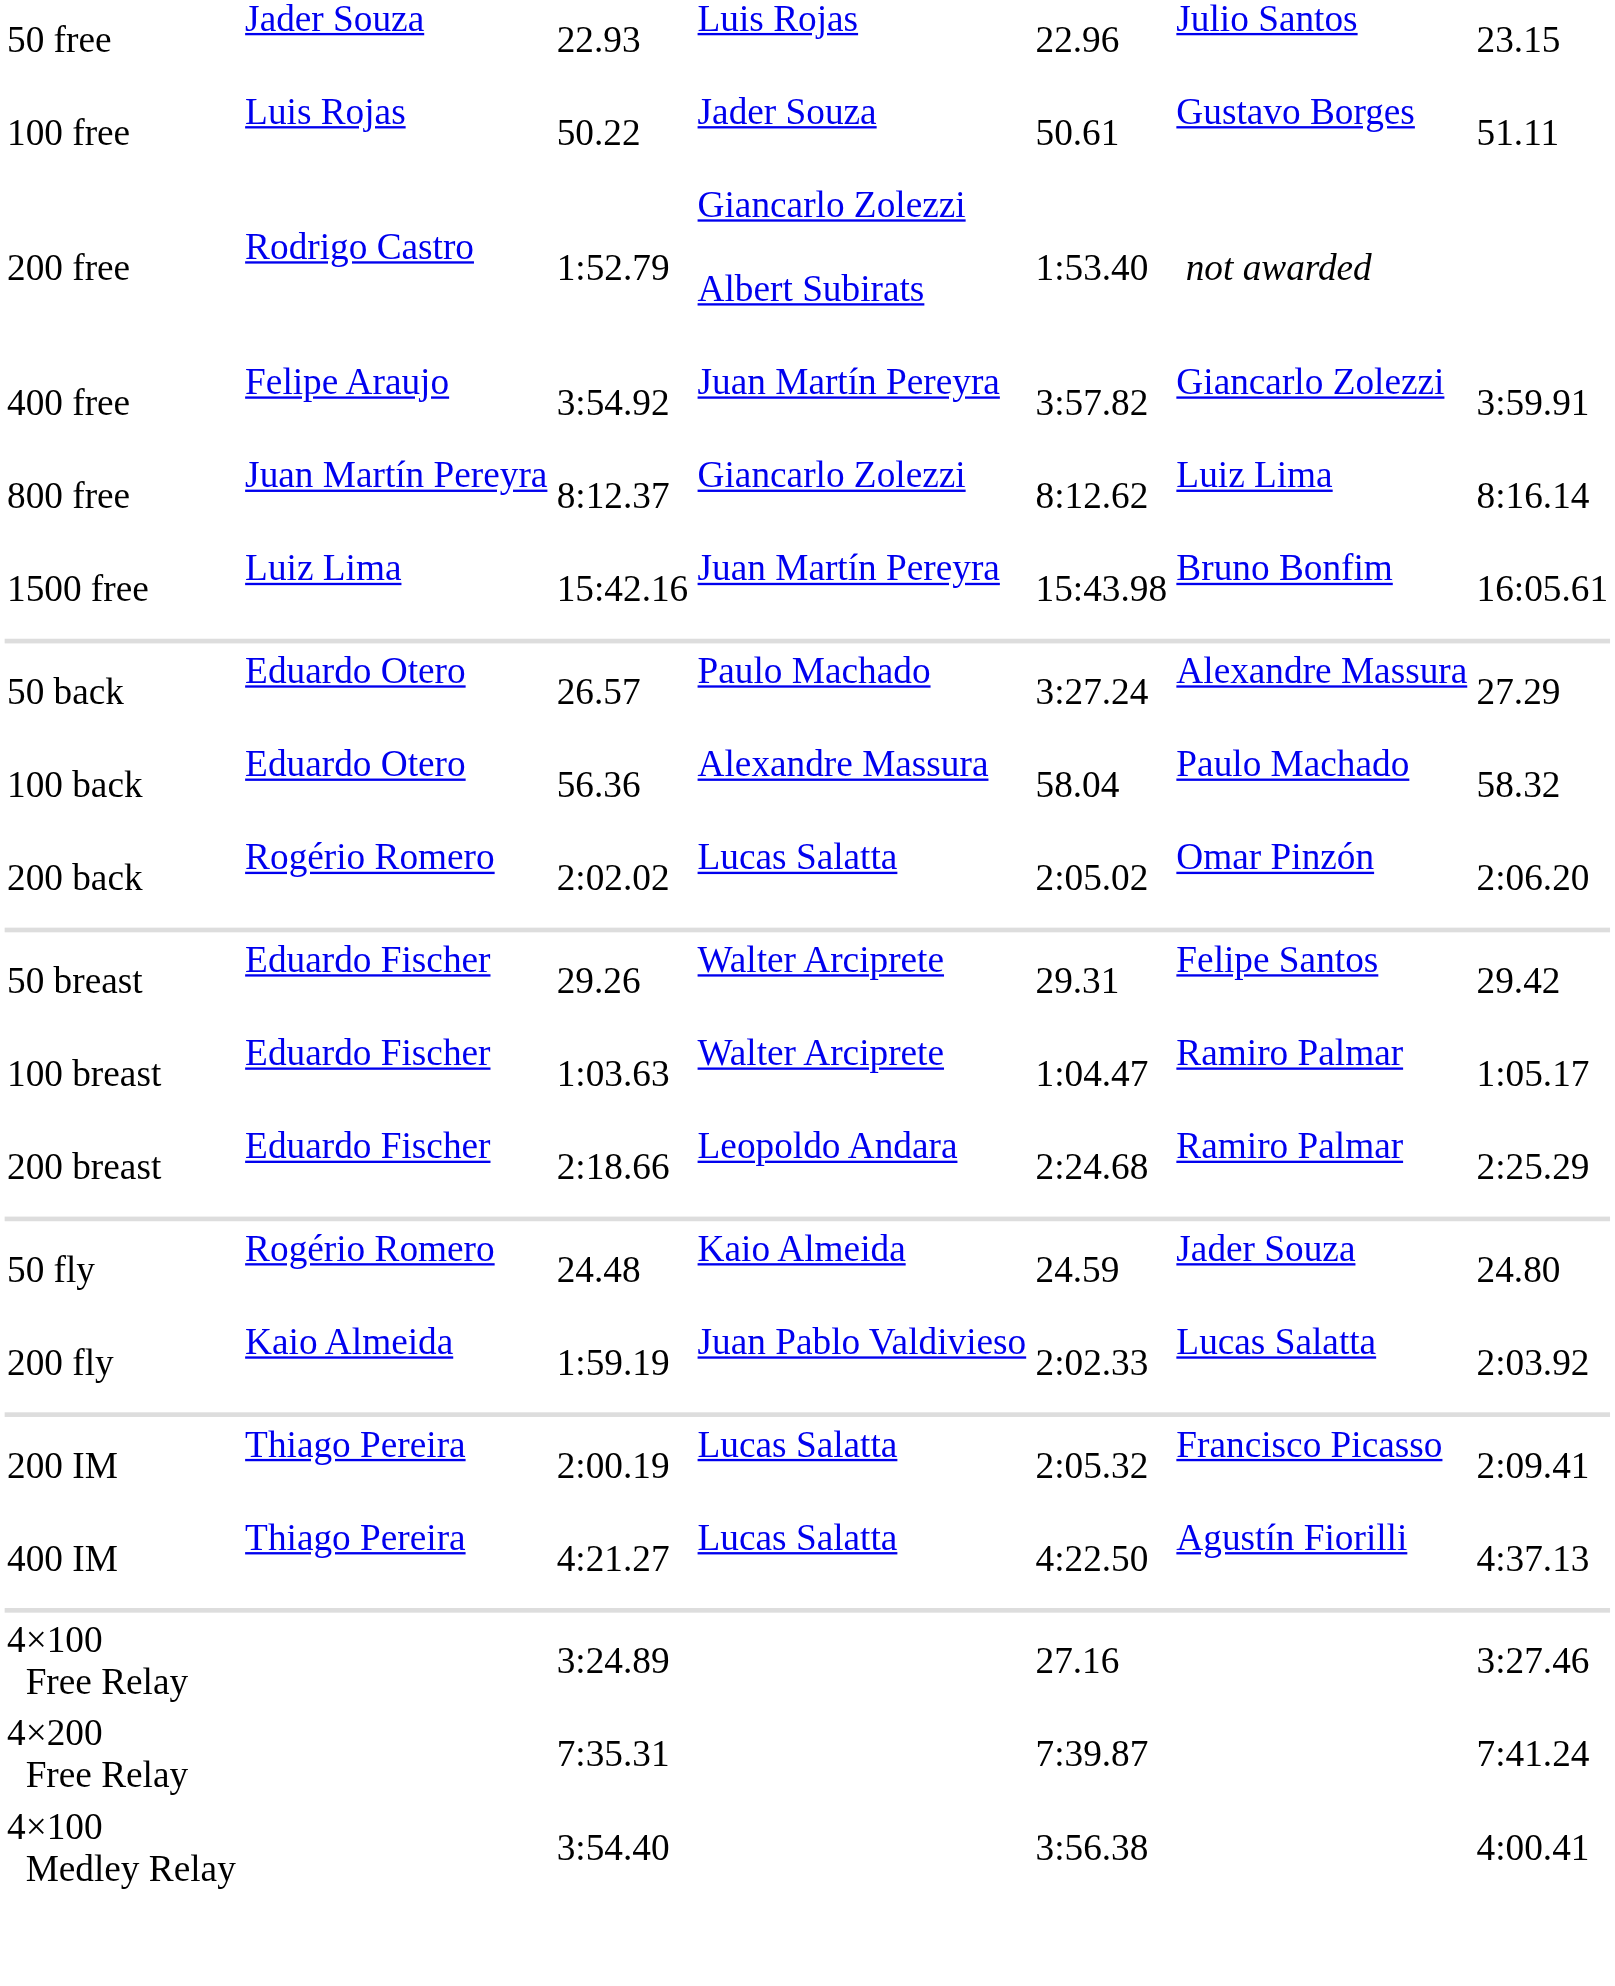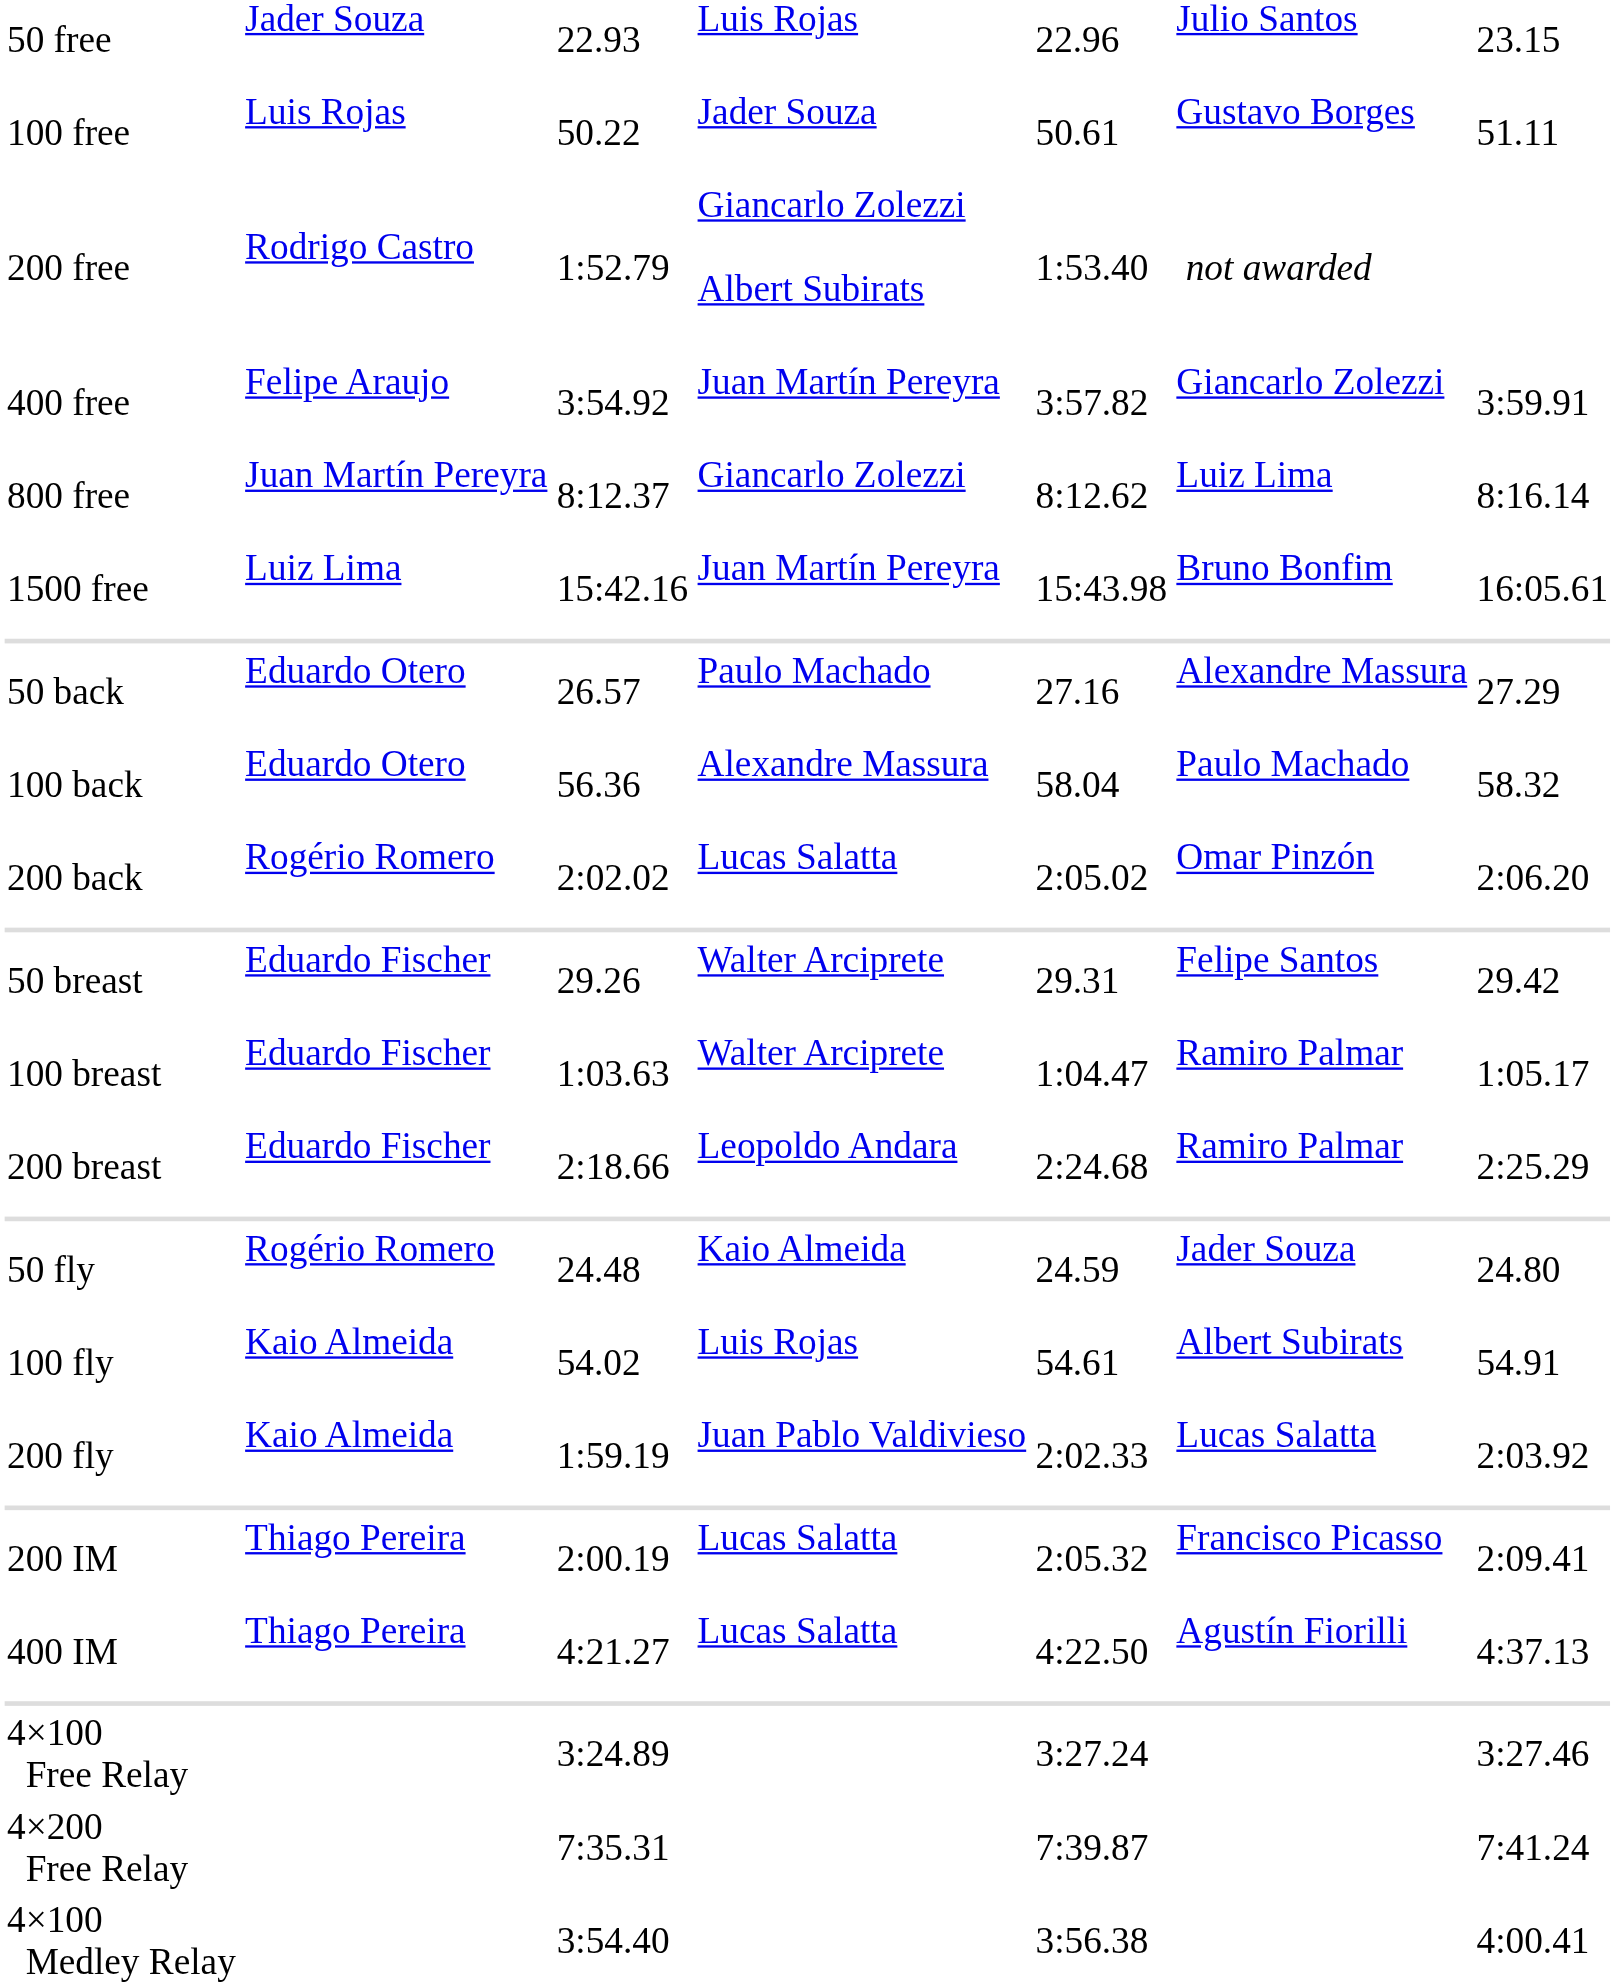(1092, 691) 3:27.24 -> (1077, 691) 27.16
+ row: (60, 1362)
(1077, 1660) 27.16 -> (1092, 1754) 3:27.24
